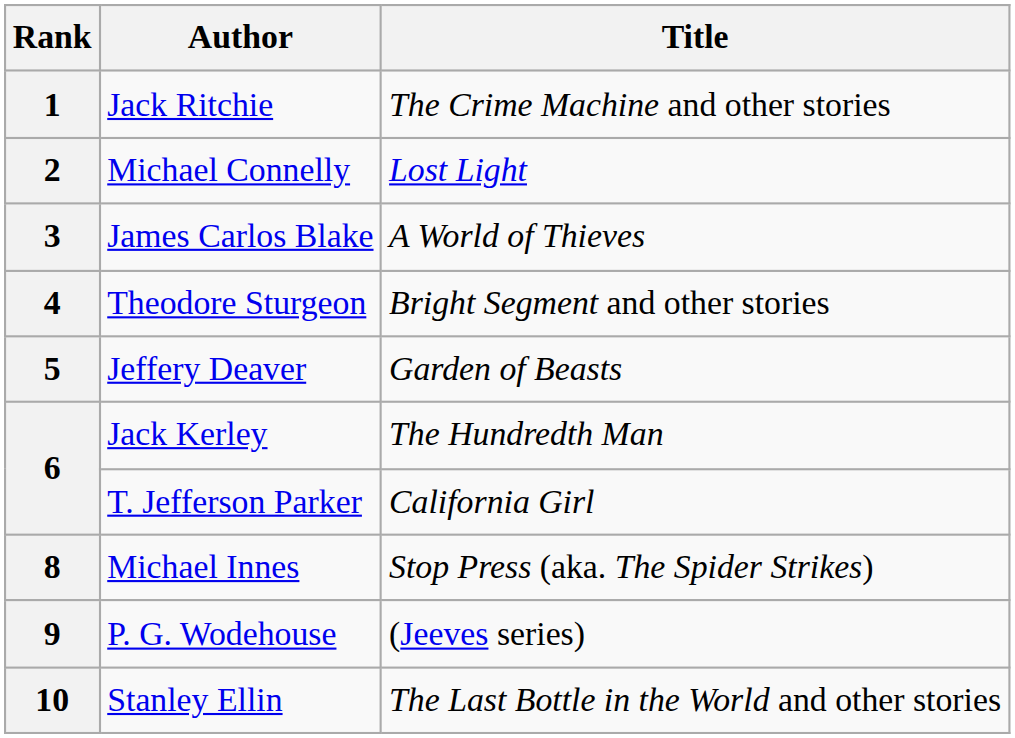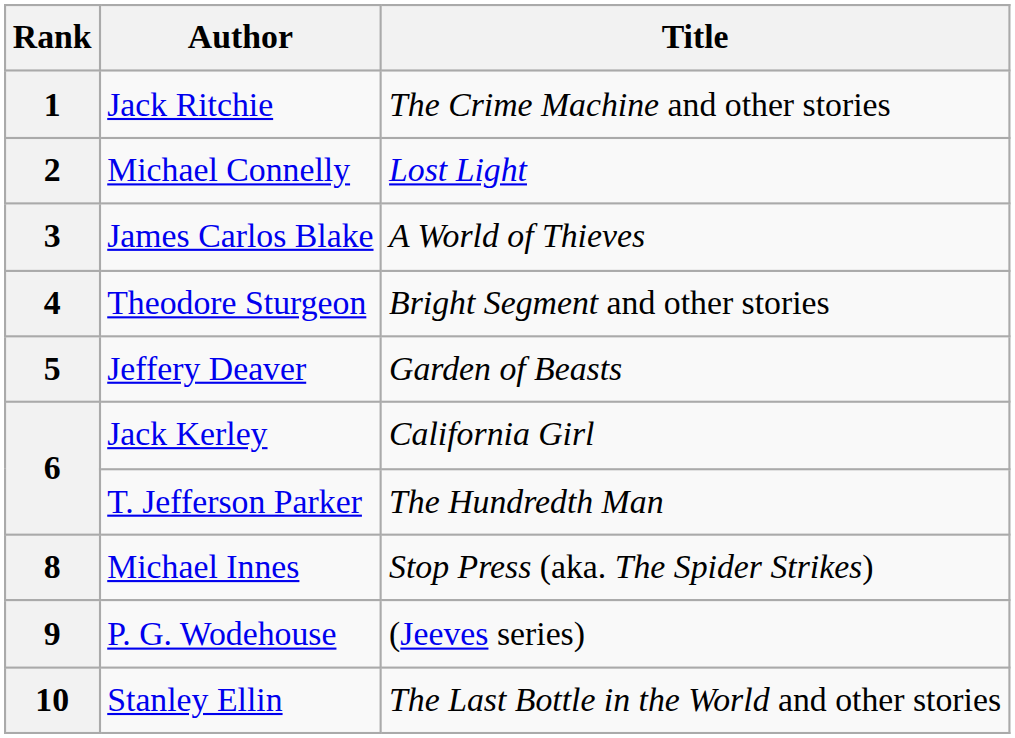(526, 434) The Hundredth Man -> (492, 434) California Girl
(492, 501) California Girl -> (526, 501) The Hundredth Man
